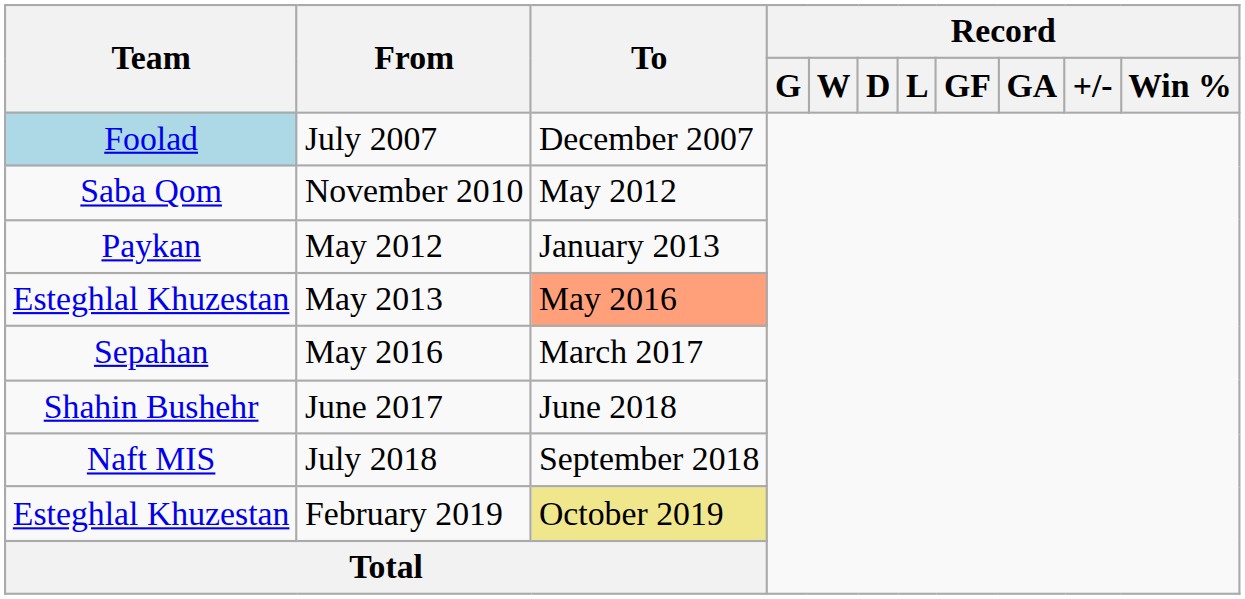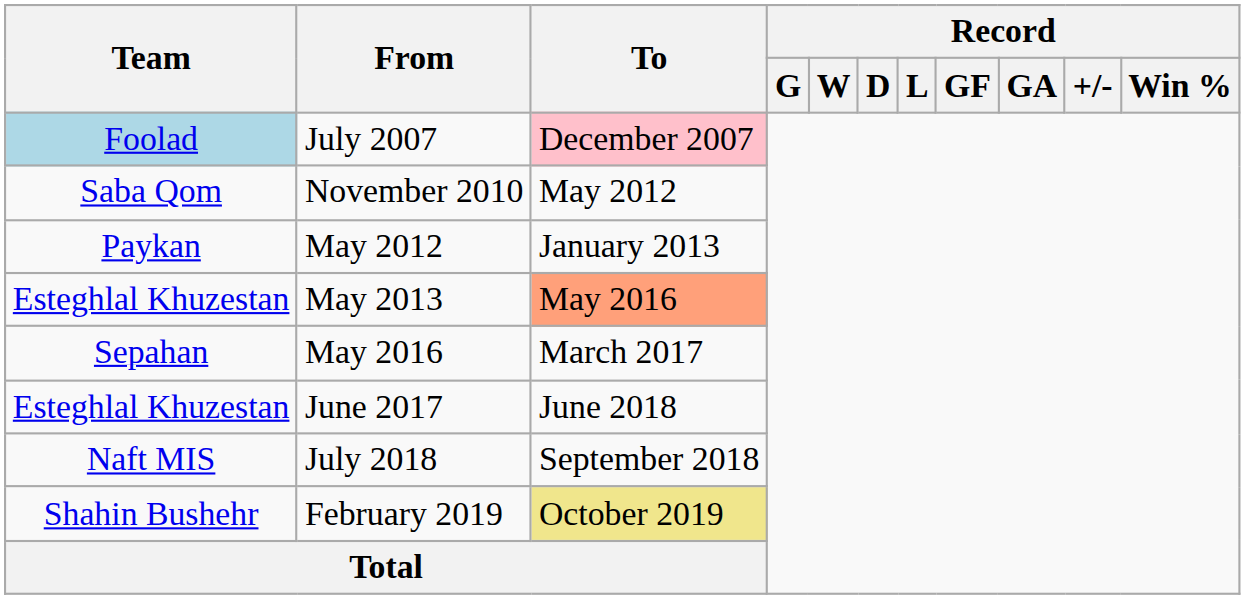(646, 138) no background -> (646, 138) pink background
(151, 406) Shahin Bushehr -> (151, 406) Esteghlal Khuzestan
(151, 513) Esteghlal Khuzestan -> (151, 513) Shahin Bushehr
